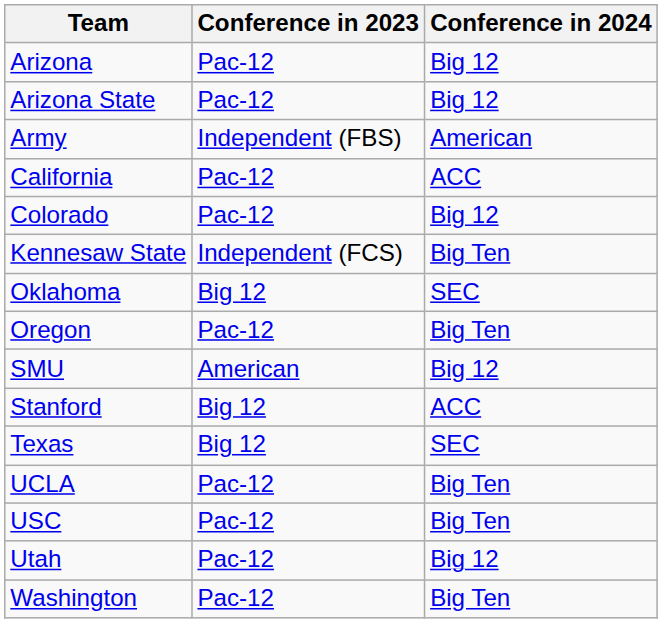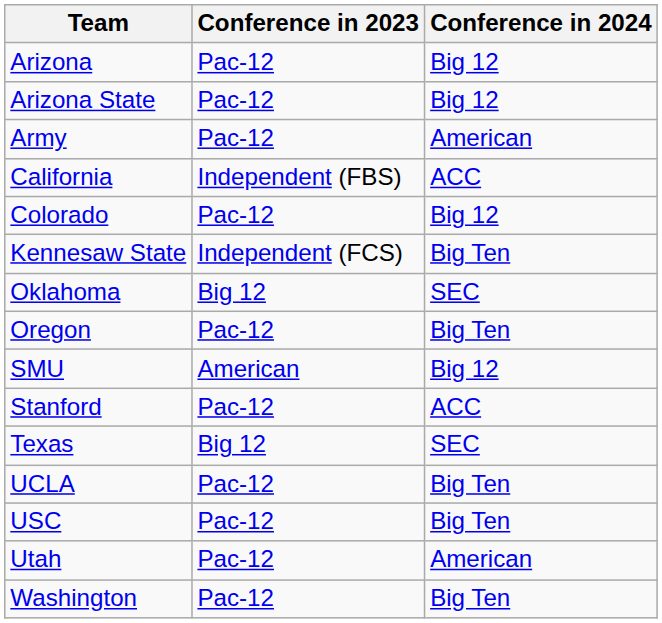(299, 138) Independent (FBS) -> (236, 138) Pac-12
(236, 176) Pac-12 -> (299, 176) Independent (FBS)
(232, 406) Big 12 -> (236, 406) Pac-12
(464, 560) Big 12 -> (481, 560) American
